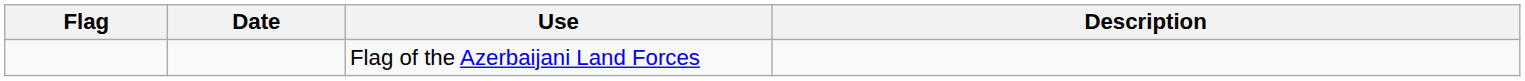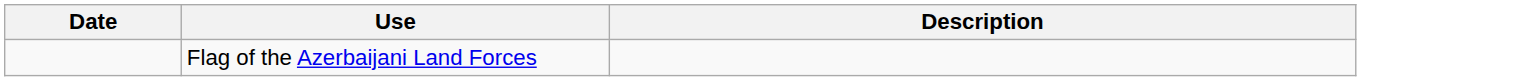- column: (86, 22)
